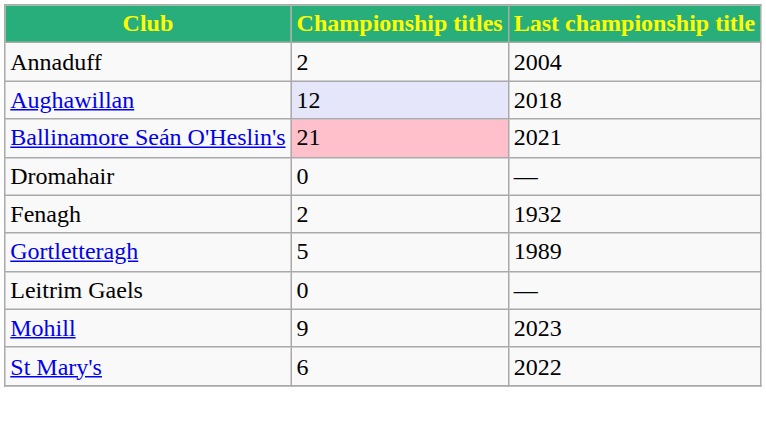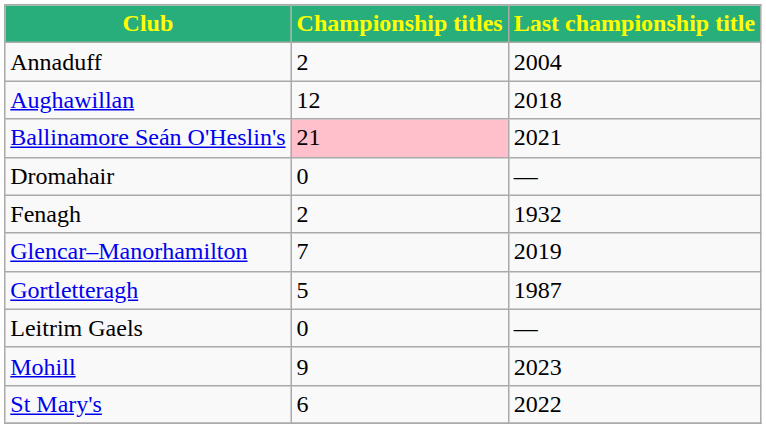(309, 99) lavender background -> (309, 99) no background
+ row: (129, 251)
(538, 251) 1989 -> (538, 289) 1987
